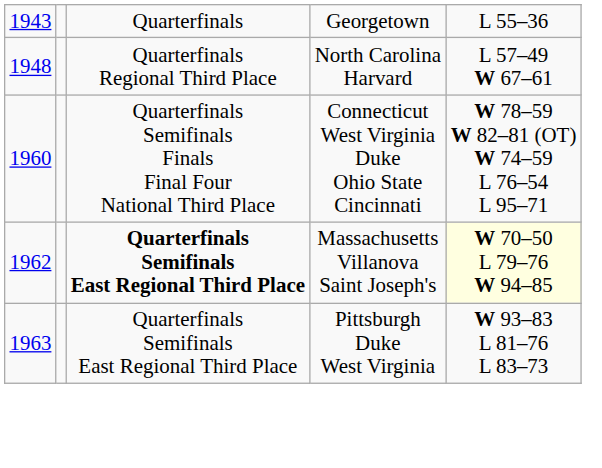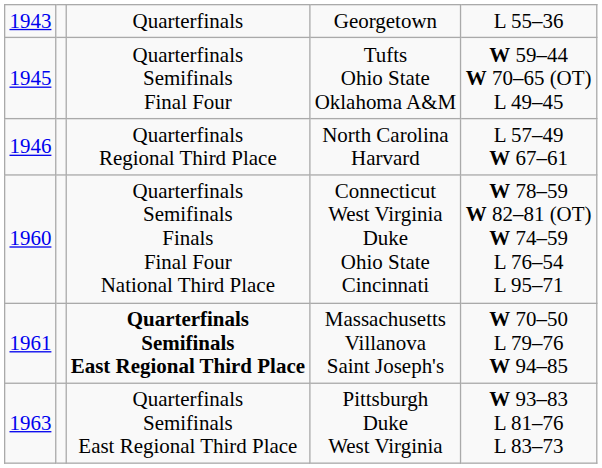+ row: (385, 77)
(30, 66) 1948 -> (30, 146) 1946
(30, 262) 1962 -> (30, 342) 1961
(513, 262) lightyellow background -> (529, 342) no background
